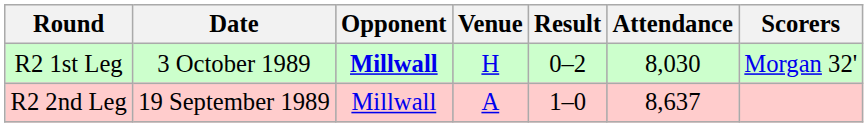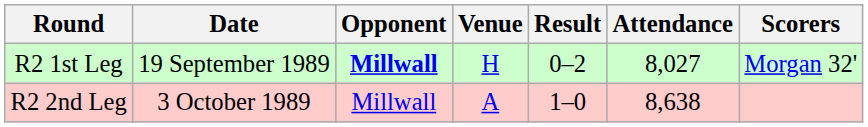(234, 63) 3 October 1989 -> (234, 63) 19 September 1989
(673, 63) 8,030 -> (673, 63) 8,027
(234, 102) 19 September 1989 -> (234, 102) 3 October 1989
(673, 102) 8,637 -> (673, 102) 8,638
